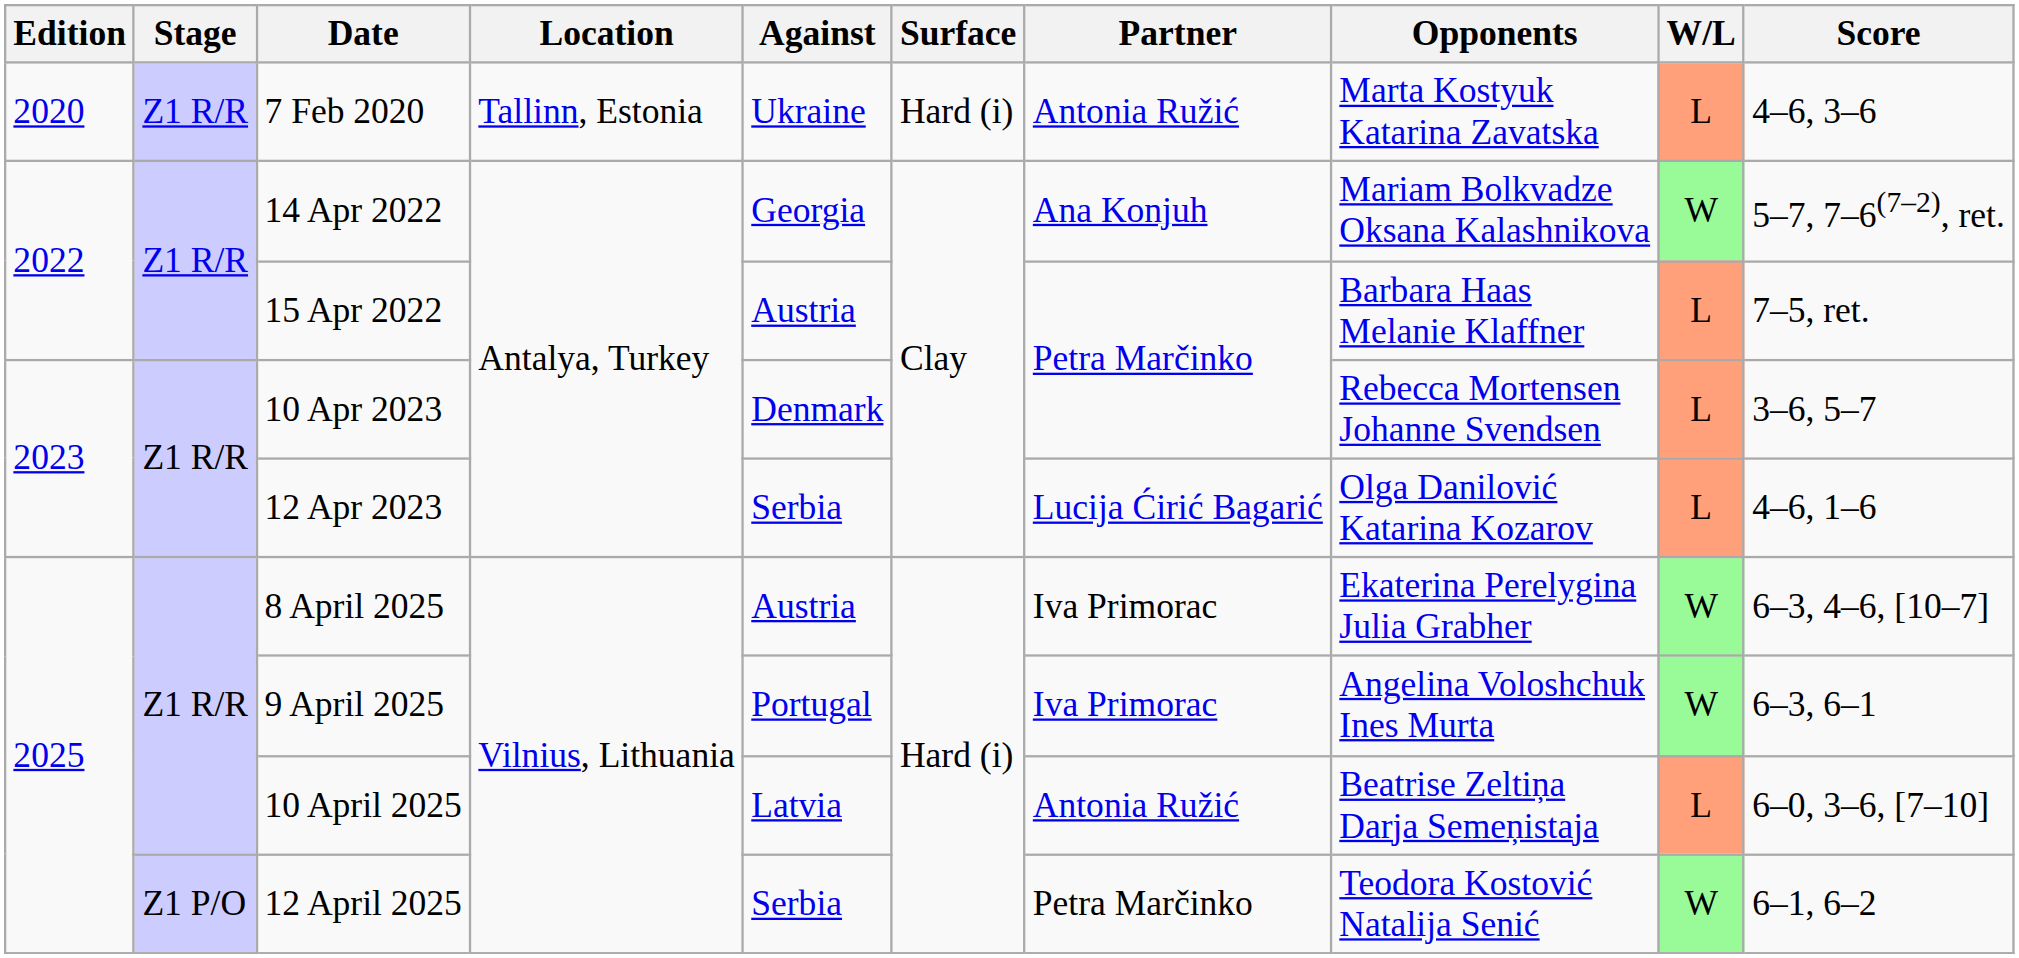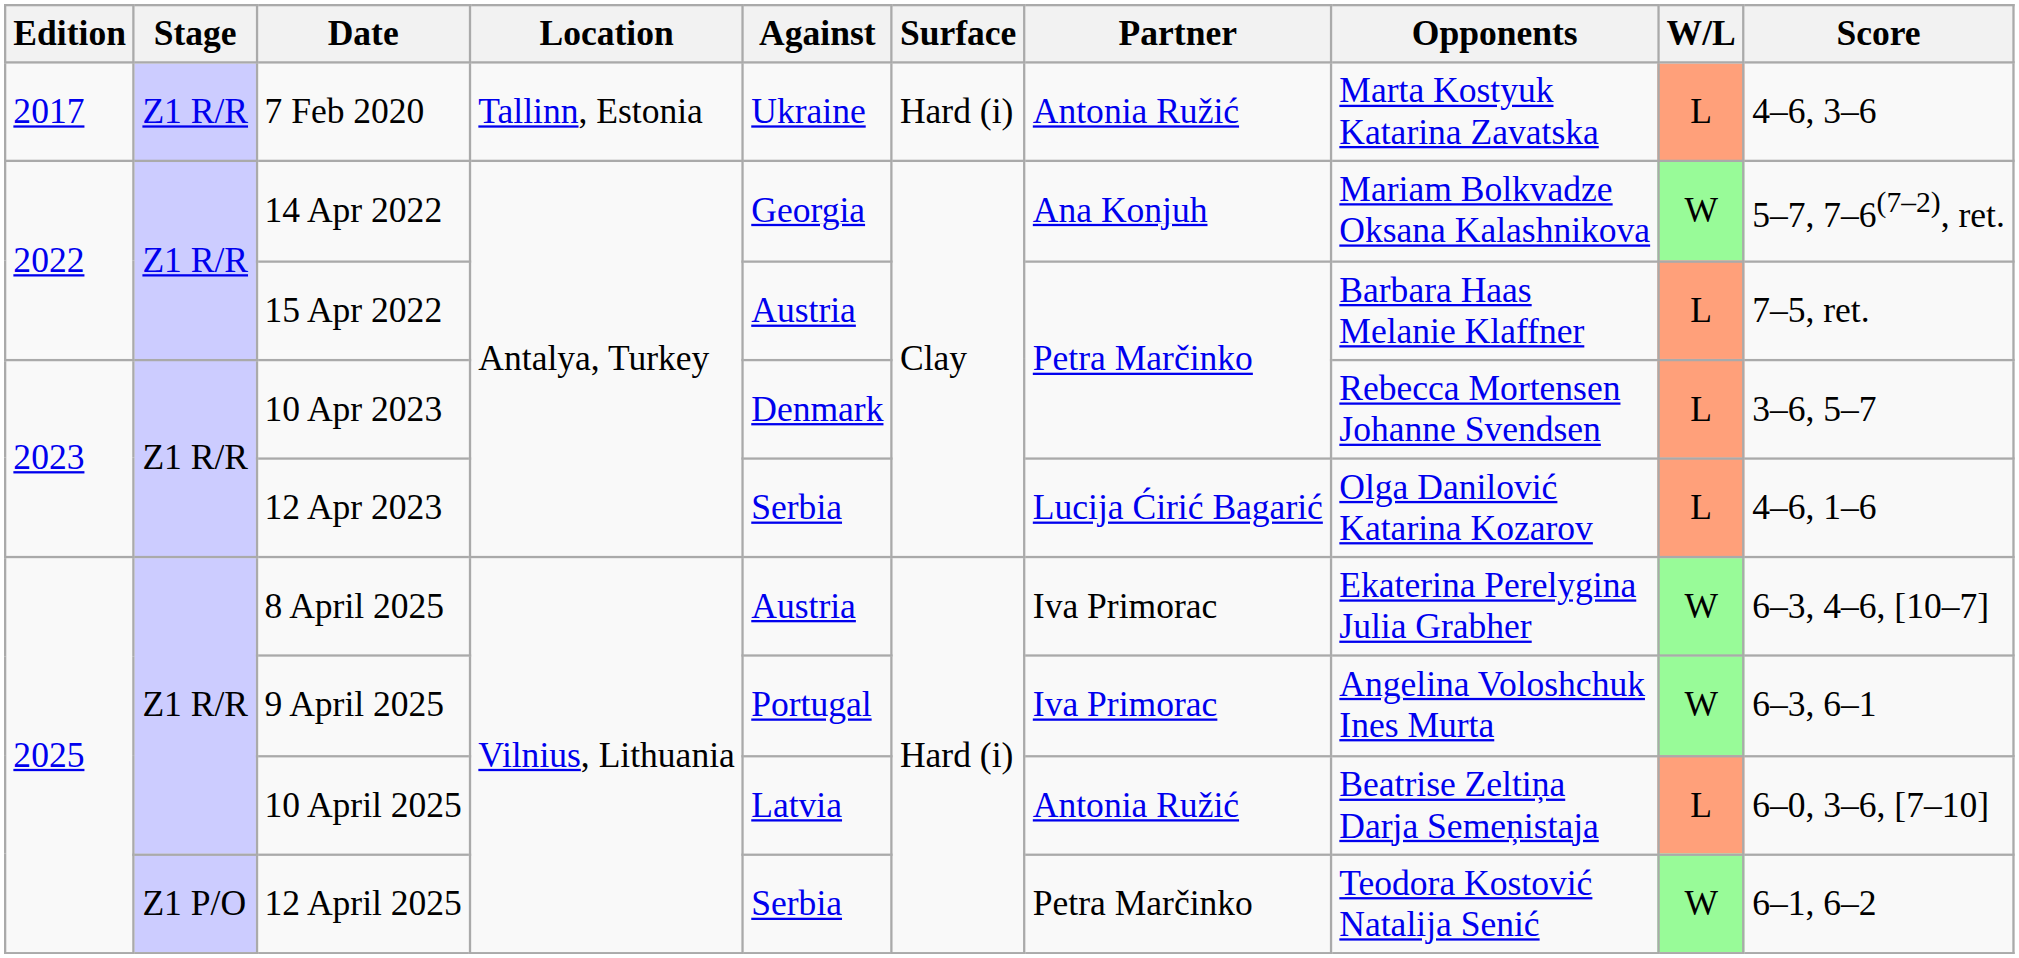(49, 111) 2020 -> (49, 111) 2017
